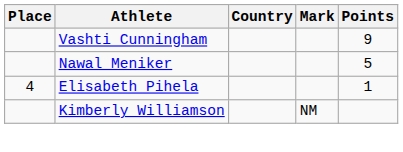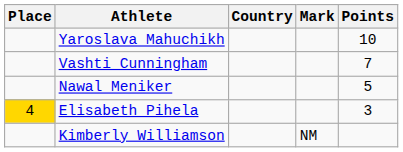+ row: (142, 40)
(368, 40) 9 -> (368, 64) 7
(30, 88) no background -> (30, 111) gold background
(368, 88) 1 -> (368, 111) 3
